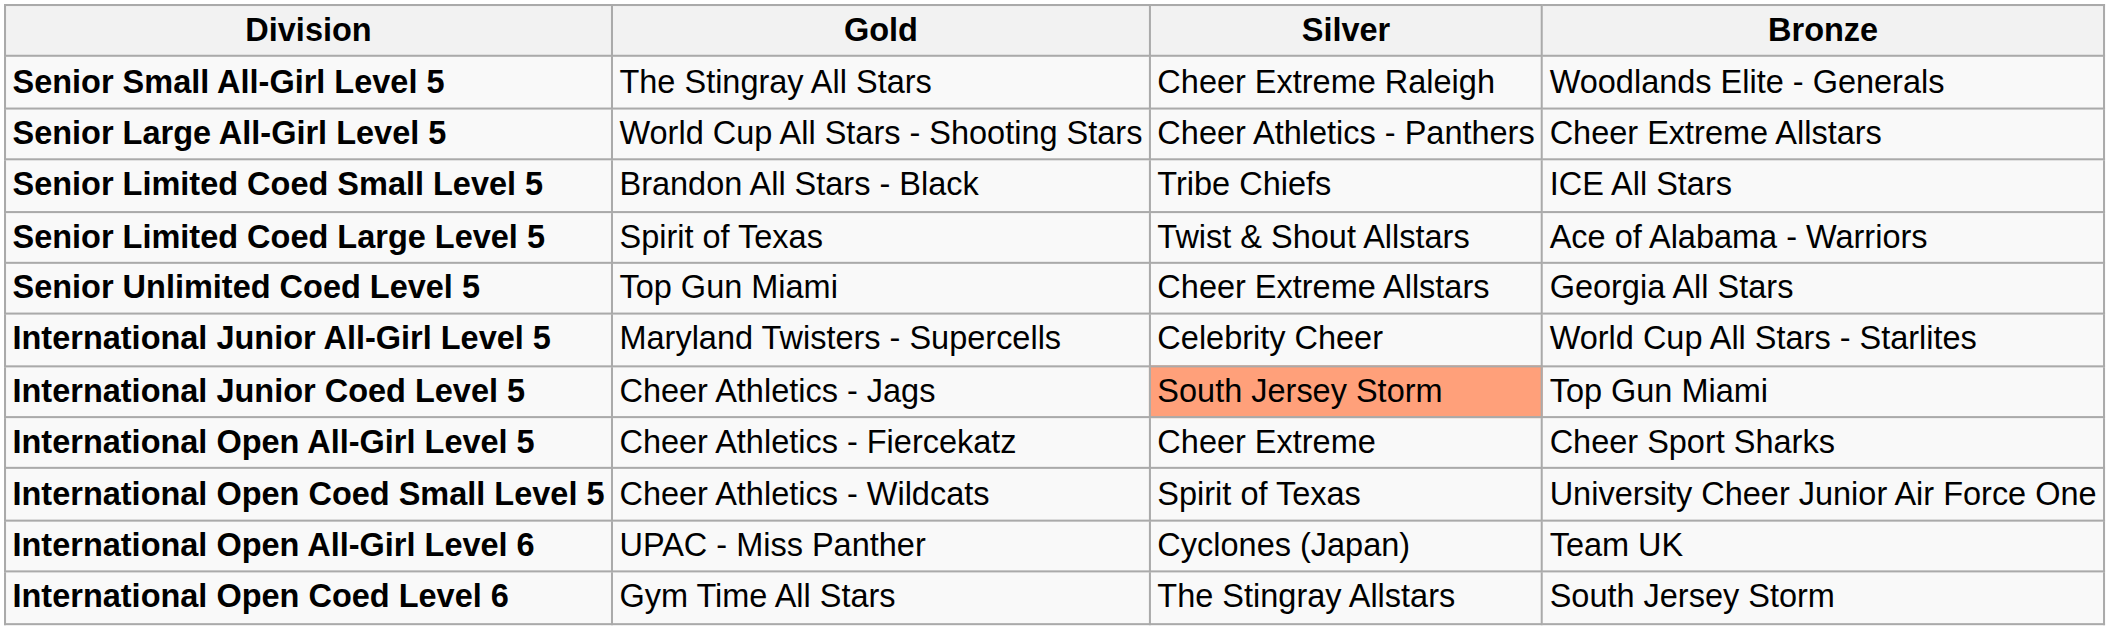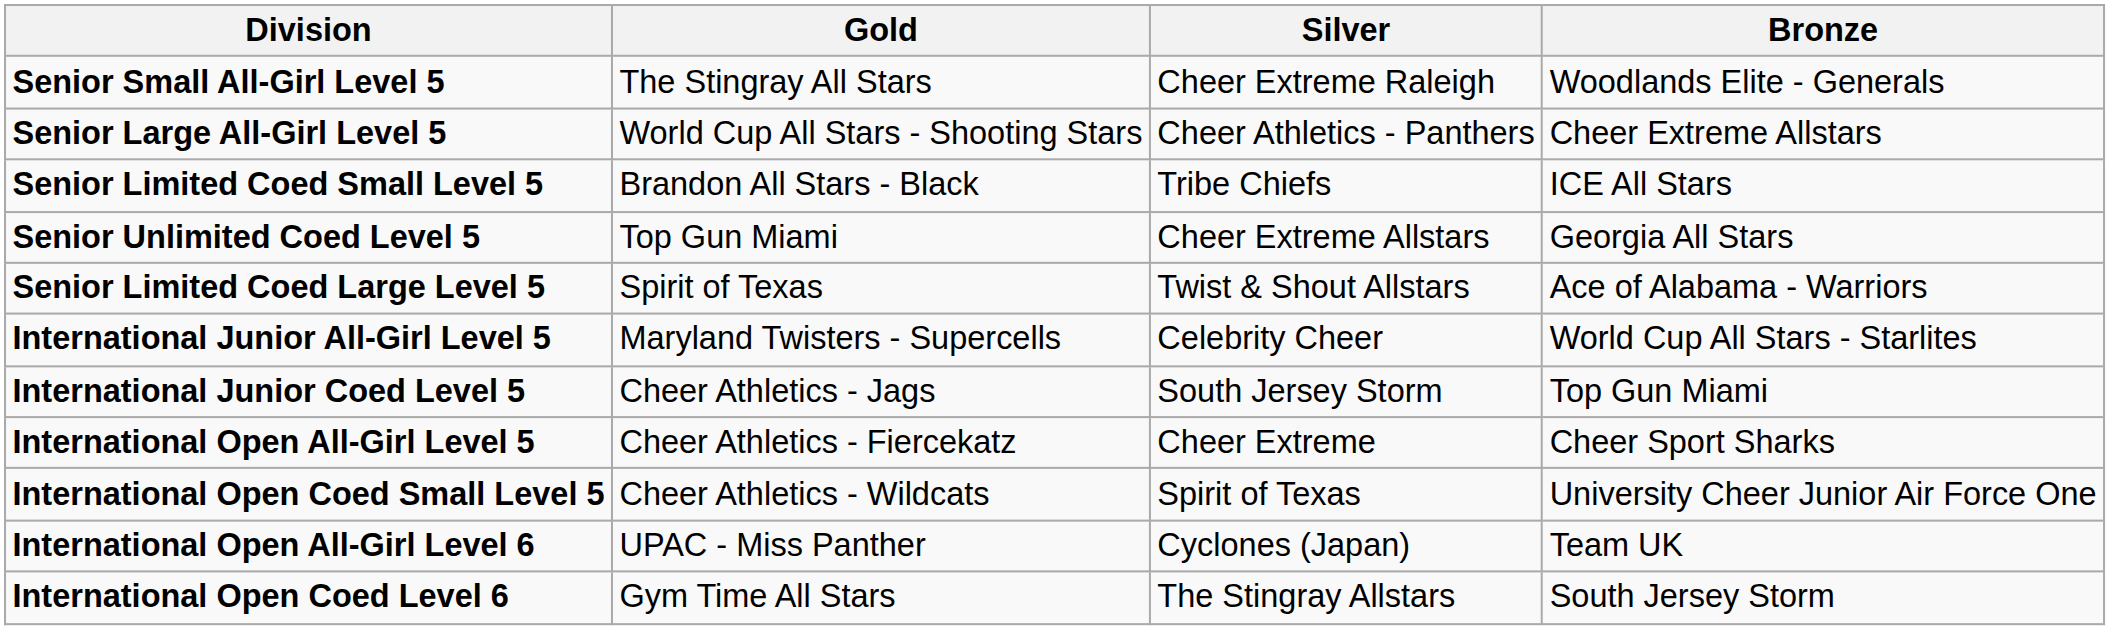rows swapped: (279, 236) <-> (246, 287)
(1300, 390) lightsalmon background -> (1300, 390) no background
